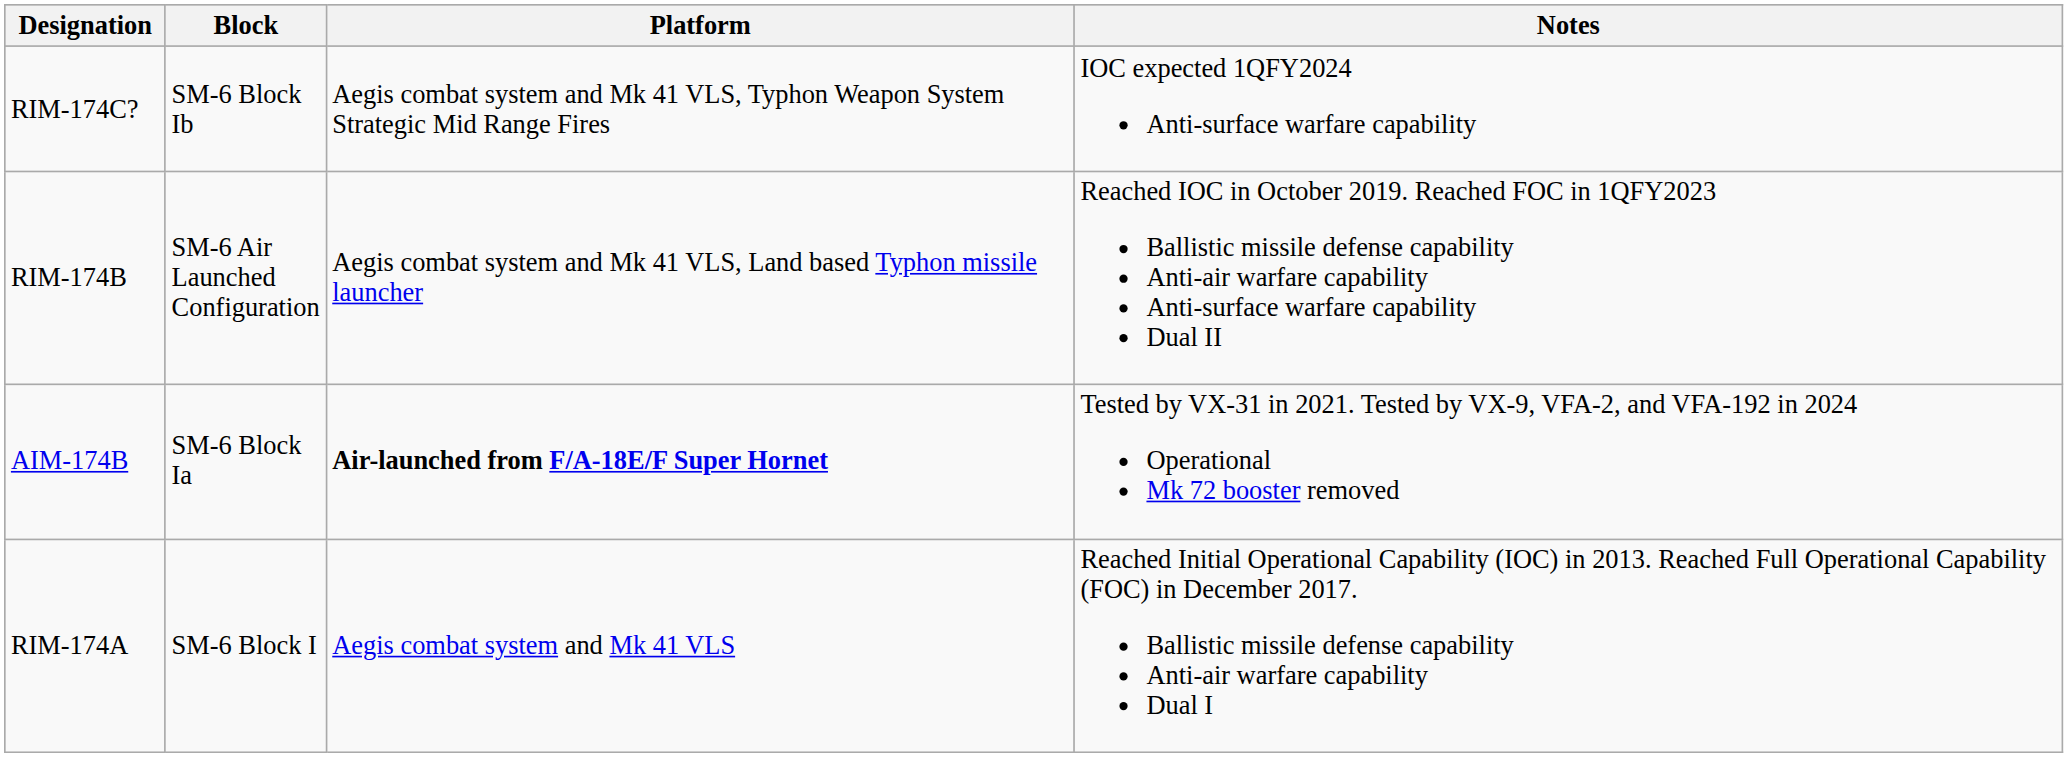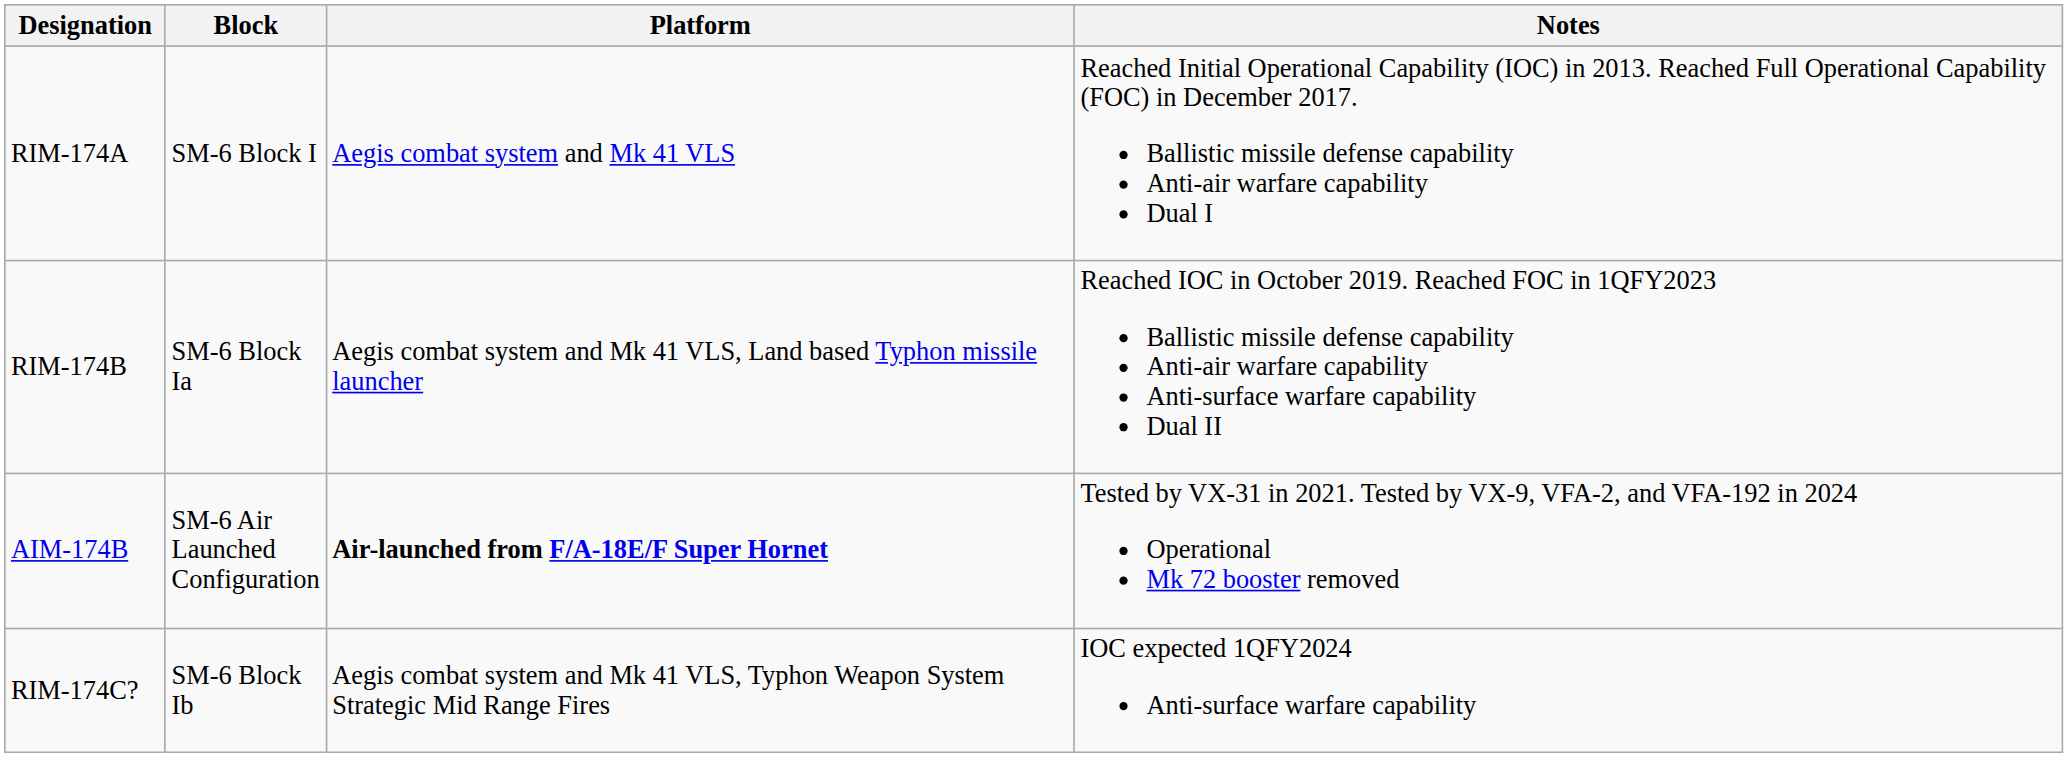rows swapped: (70, 645) <-> (75, 108)
(246, 277) SM-6 Air Launched Configuration -> (236, 366) SM-6 Block Ia
(236, 461) SM-6 Block Ia -> (246, 550) SM-6 Air Launched Configuration
